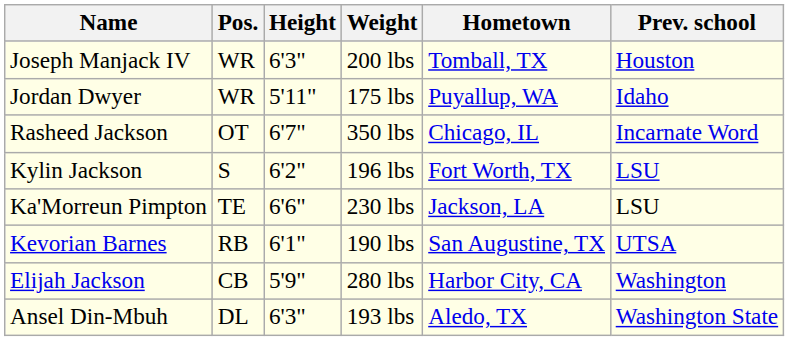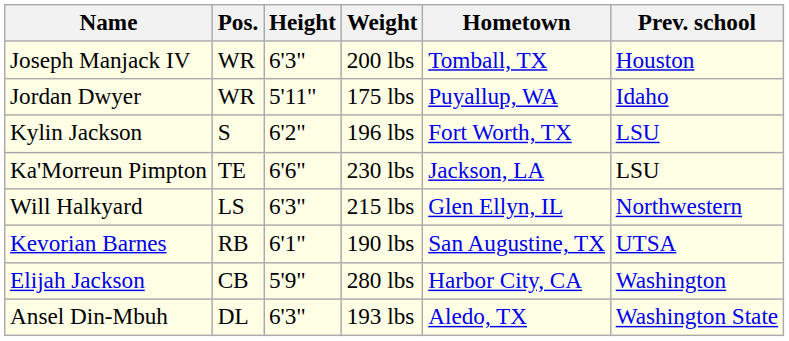- row: (89, 133)
+ row: (76, 206)
